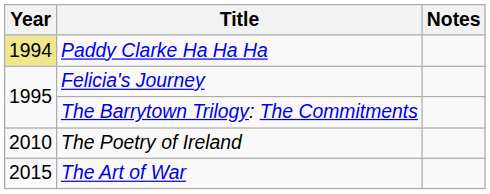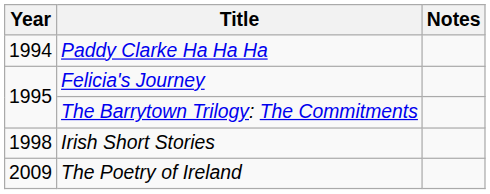(31, 50) khaki background -> (31, 50) no background
+ row: (138, 142)
(31, 142) 2010 -> (31, 173) 2009
- row: (123, 173)
